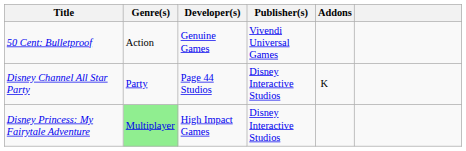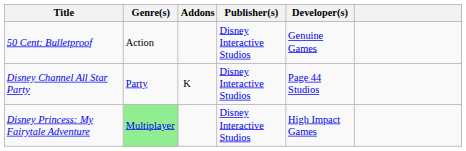columns swapped: (213, 13) <-> (335, 13)
(269, 42) Vivendi Universal Games -> (242, 42) Disney Interactive Studios
